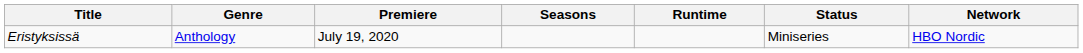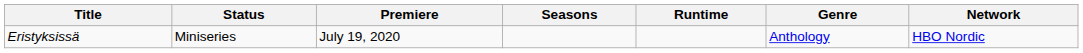columns swapped: (243, 15) <-> (837, 15)
